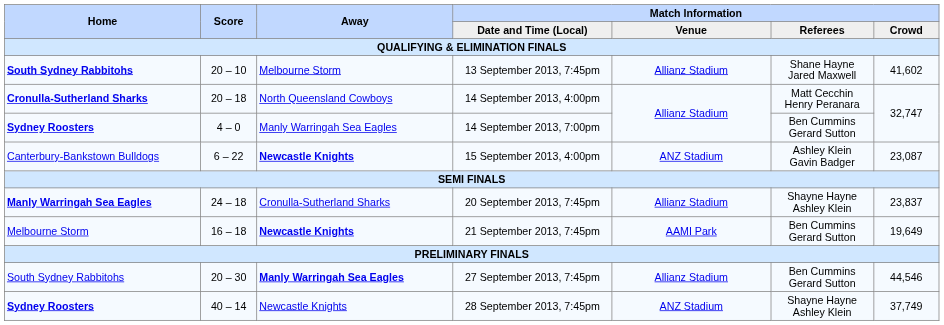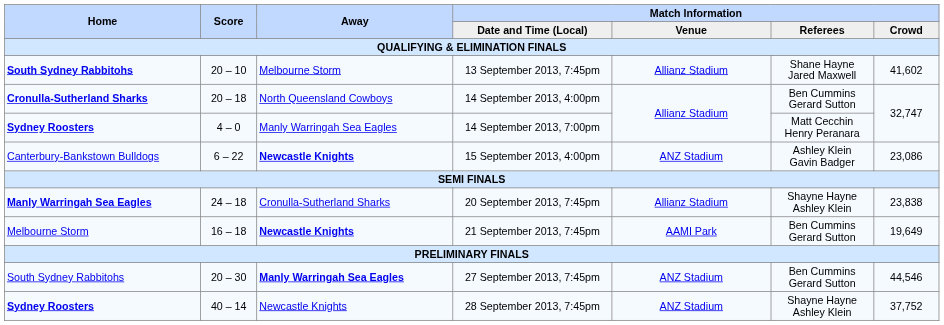(822, 99) Matt Cecchin Henry Peranara -> (822, 99) Ben Cummins Gerard Sutton
(822, 128) Ben Cummins Gerard Sutton -> (822, 128) Matt Cecchin Henry Peranara
(906, 156) 23,087 -> (906, 156) 23,086
(906, 202) 23,837 -> (906, 202) 23,838
(691, 277) Allianz Stadium -> (691, 277) ANZ Stadium
(906, 306) 37,749 -> (906, 306) 37,752
